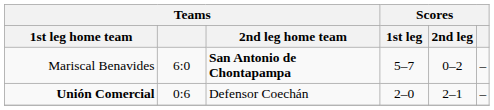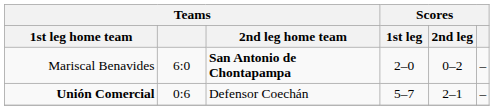(404, 65) 5–7 -> (404, 65) 2–0
(404, 94) 2–0 -> (404, 94) 5–7
